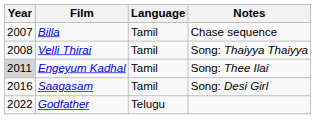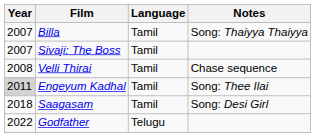(234, 31) Chase sequence -> (249, 31) Song: Thaiyya Thaiyya
+ row: (79, 50)
(249, 50) Song: Thaiyya Thaiyya -> (234, 68) Chase sequence
(20, 86) 2016 -> (20, 104) 2018
